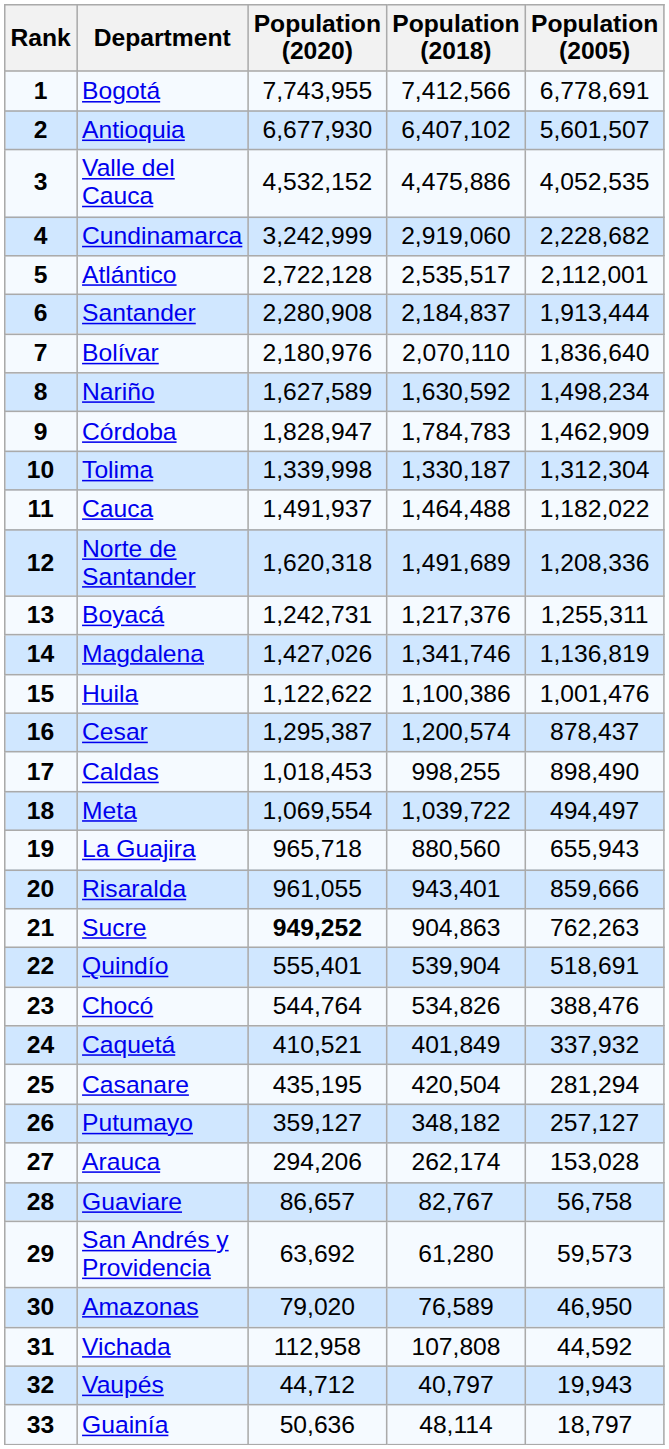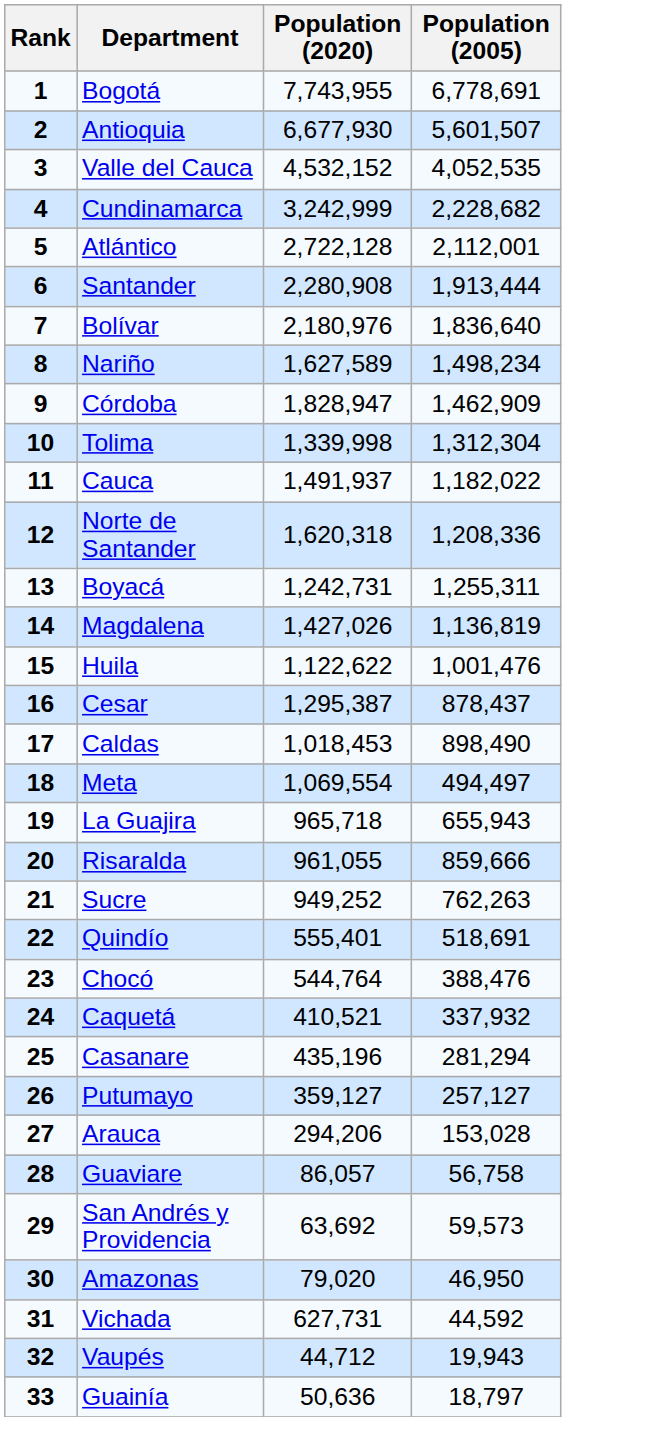- column: (456, 37)
(317, 927) bold -> (338, 900) normal
(317, 1084) 435,195 -> (338, 1056) 435,196
(317, 1201) 86,657 -> (338, 1173) 86,057
(317, 1346) 112,958 -> (338, 1318) 627,731
